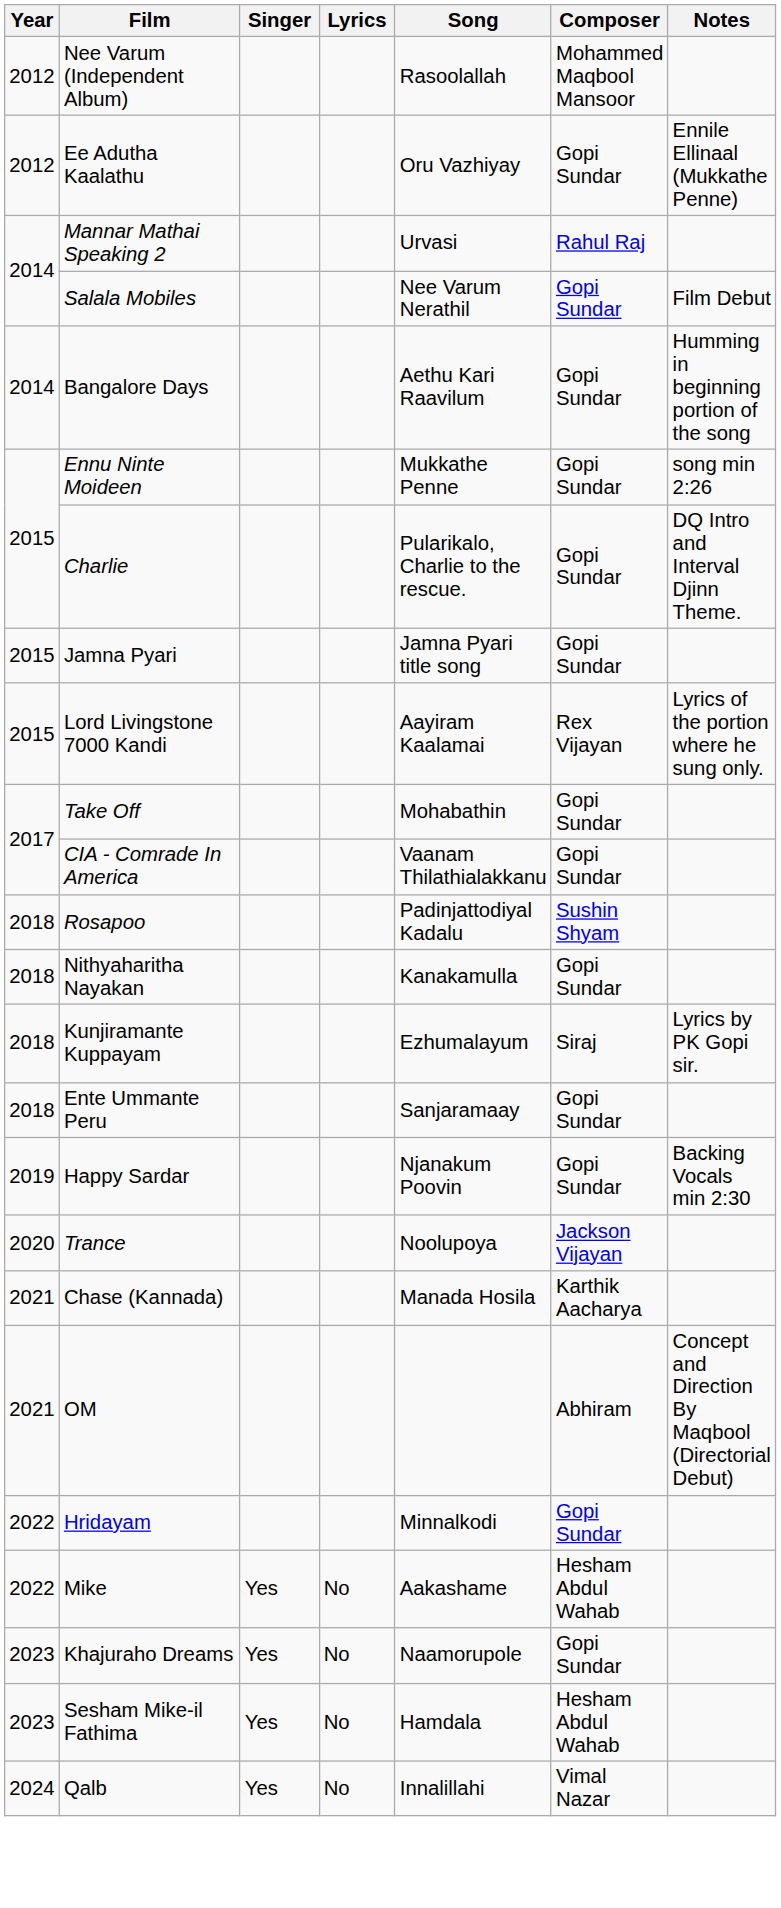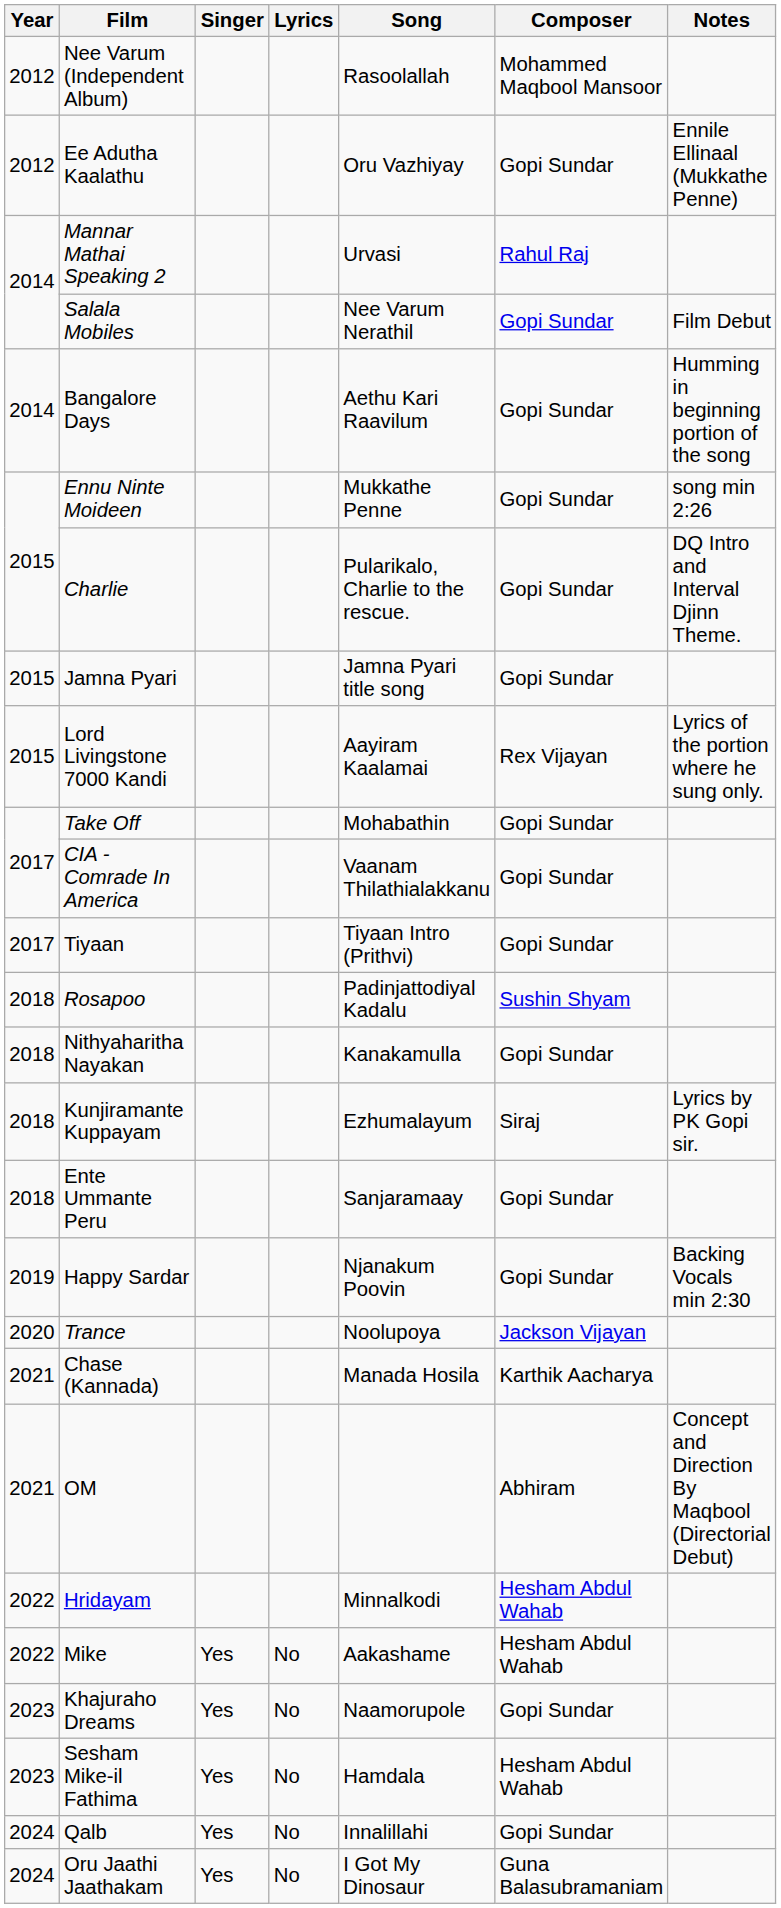+ row: (94, 944)
(589, 1522) Gopi Sundar -> (566, 1600) Hesham Abdul Wahab
(583, 1788) Vimal Nazar -> (557, 1832) Gopi Sundar
+ row: (114, 1875)
